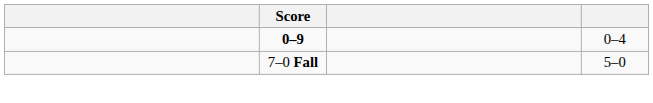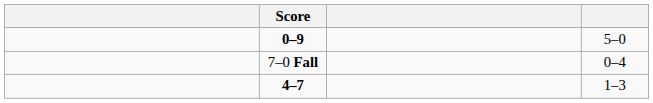(615, 39) 0–4 -> (615, 39) 5–0
(615, 62) 5–0 -> (615, 62) 0–4
+ row: (293, 86)
